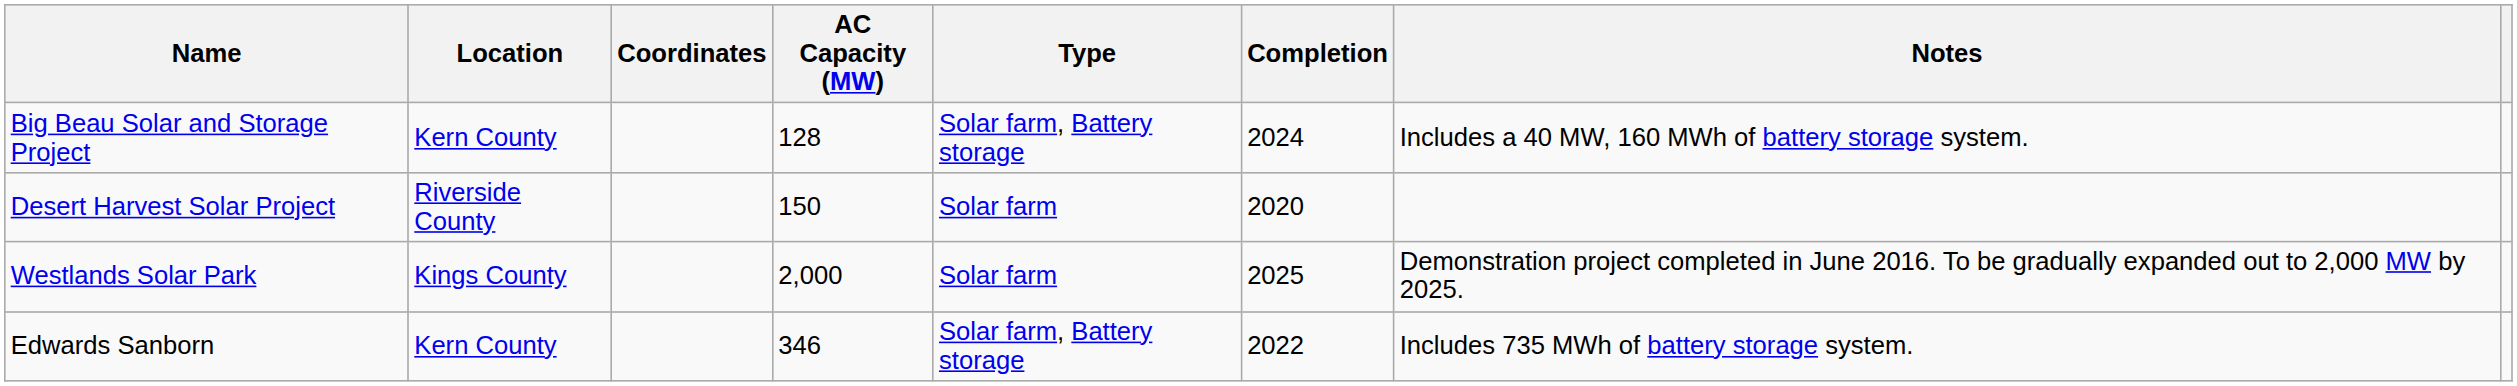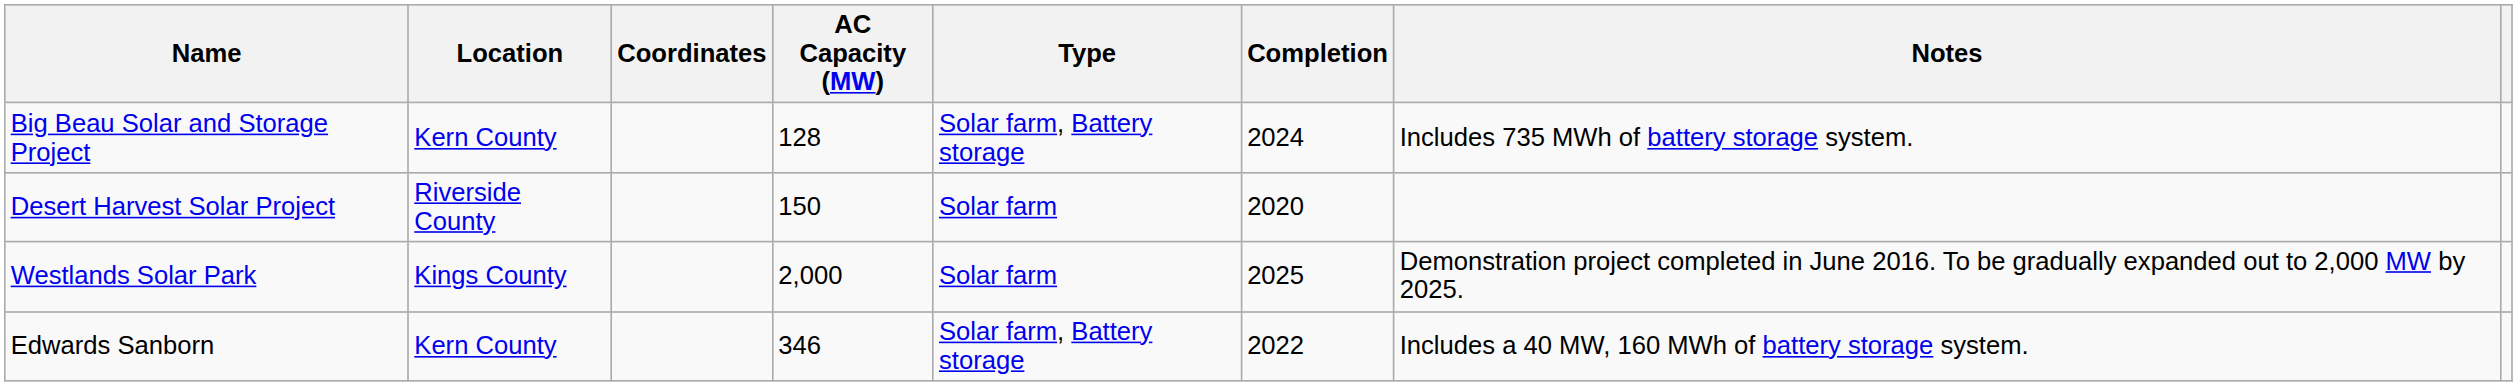(1714, 137) Includes a 40 MW, 160 MWh of battery storage system. -> (1657, 137) Includes 735 MWh of battery storage system.
(1657, 345) Includes 735 MWh of battery storage system. -> (1714, 345) Includes a 40 MW, 160 MWh of battery storage system.
